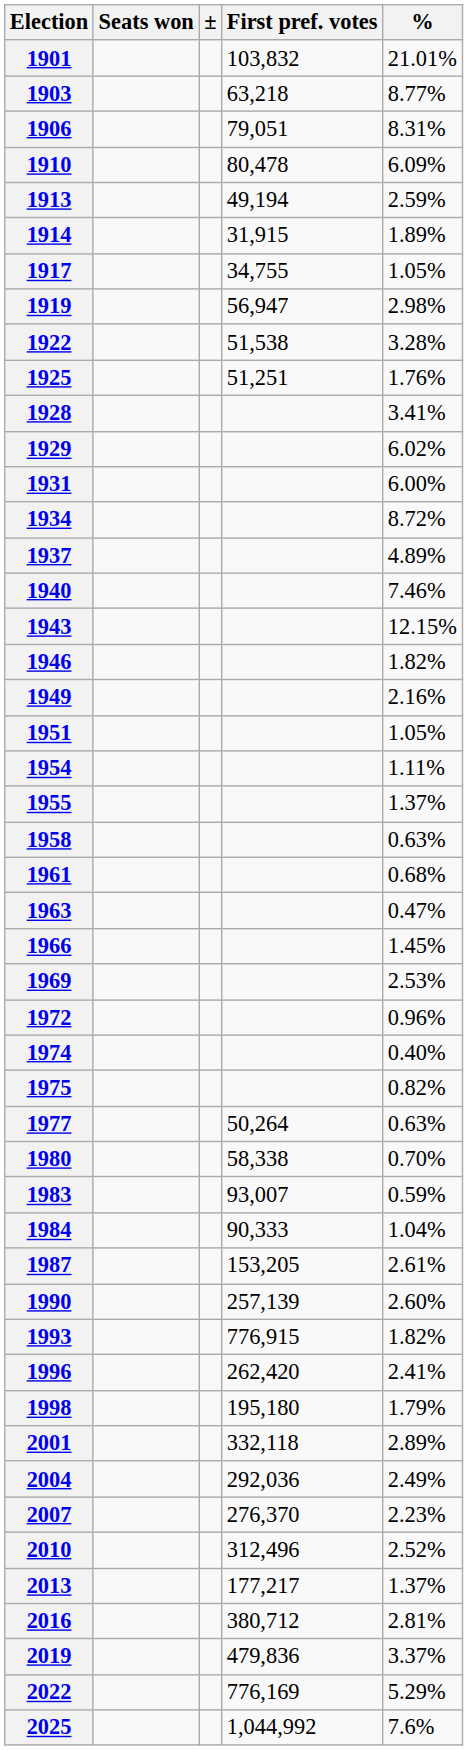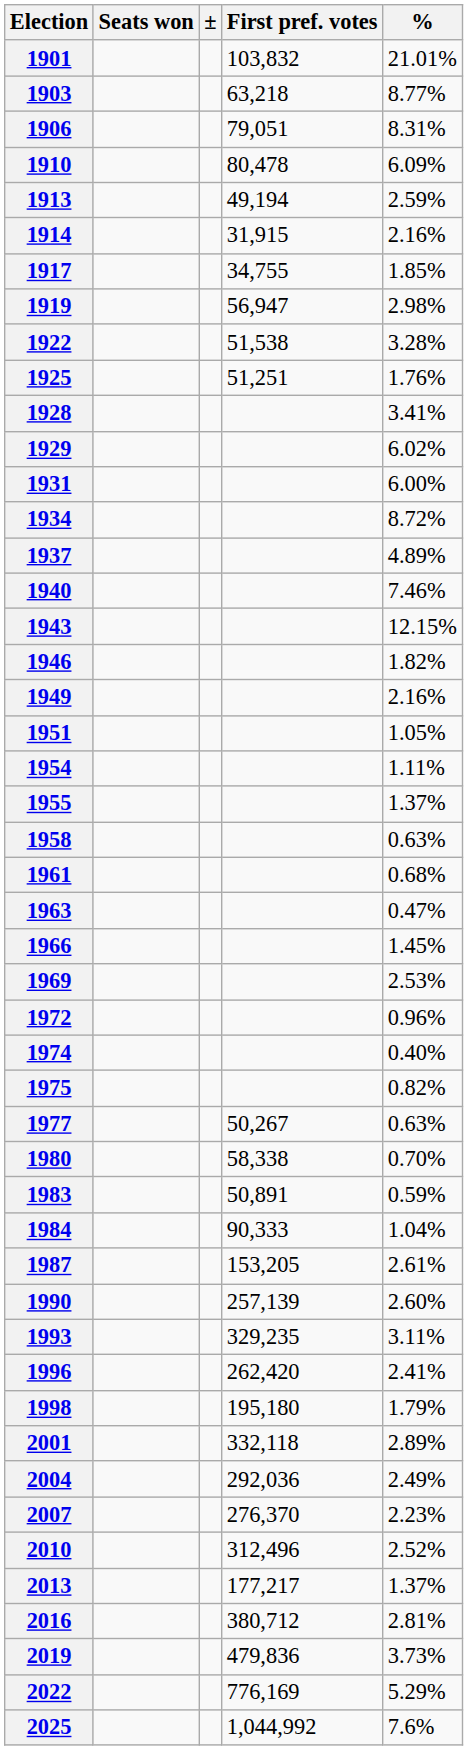(417, 235) 1.89% -> (417, 235) 2.16%
(417, 270) 1.05% -> (417, 270) 1.85%
(258, 1123) 50,264 -> (258, 1123) 50,267
(258, 1194) 93,007 -> (258, 1194) 50,891
(263, 1336) 776,915 -> (263, 1336) 329,235
(417, 1336) 1.82% -> (416, 1336) 3.11%
(417, 1656) 3.37% -> (417, 1656) 3.73%
